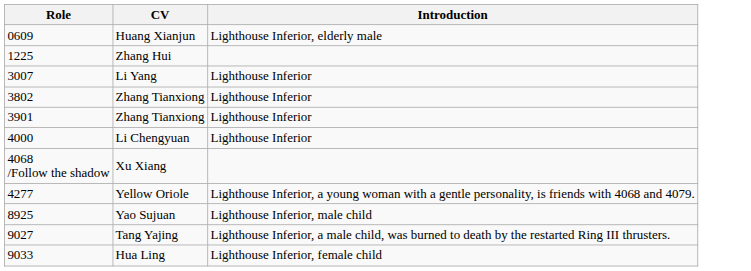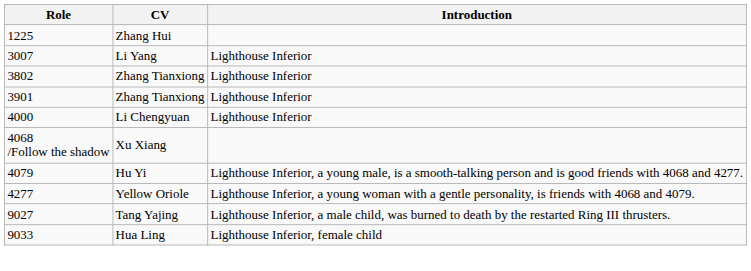- row: (20, 35)
+ row: (20, 173)
- row: (20, 214)
